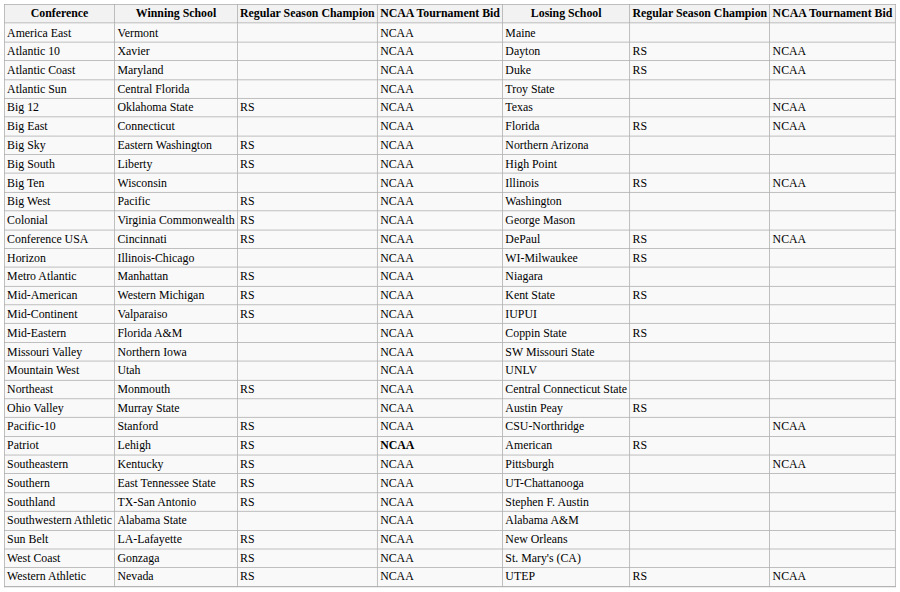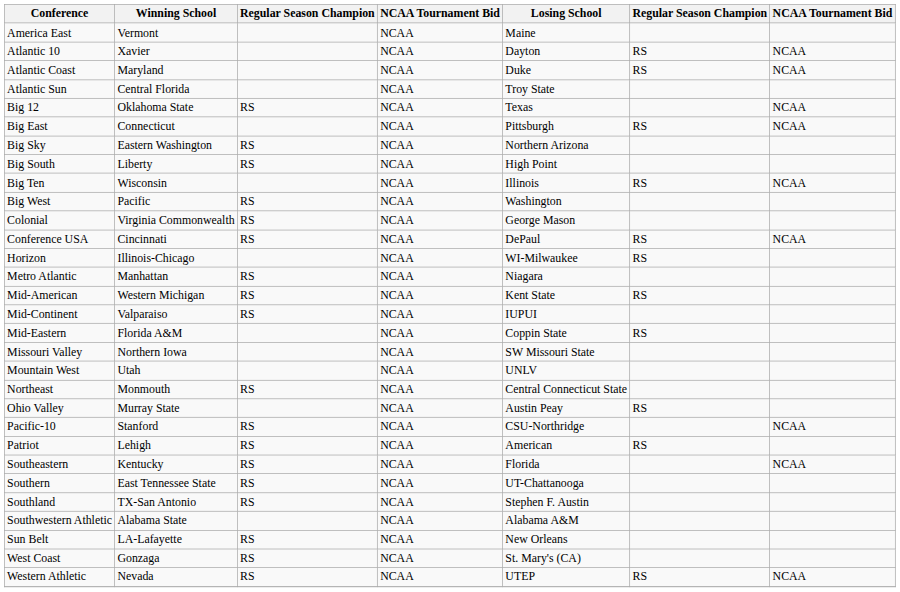(522, 126) Florida -> (530, 126) Pittsburgh
(397, 445) bold -> (397, 445) normal
(530, 464) Pittsburgh -> (522, 464) Florida
